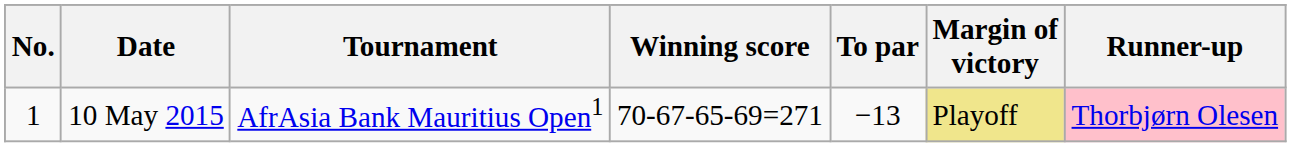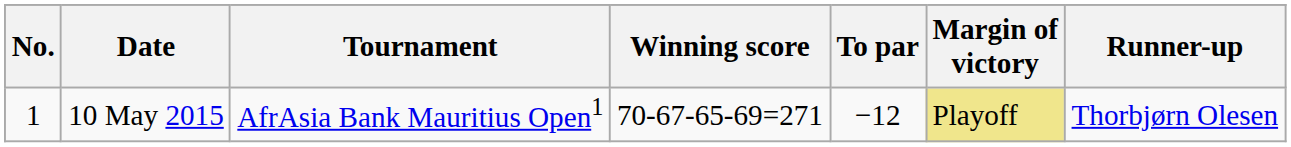(878, 114) −13 -> (878, 114) −12
(1175, 114) pink background -> (1175, 114) no background
